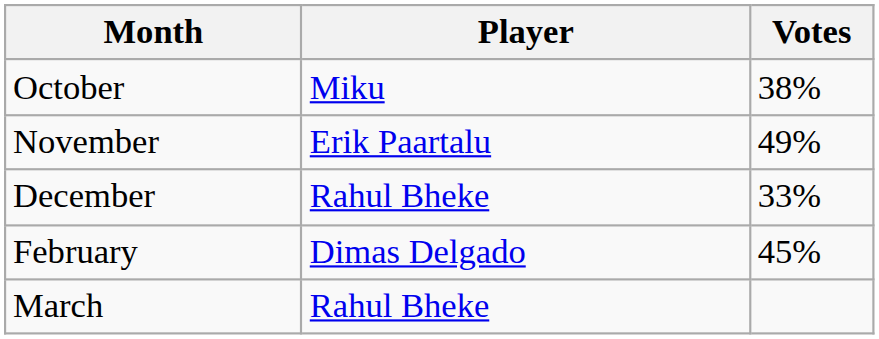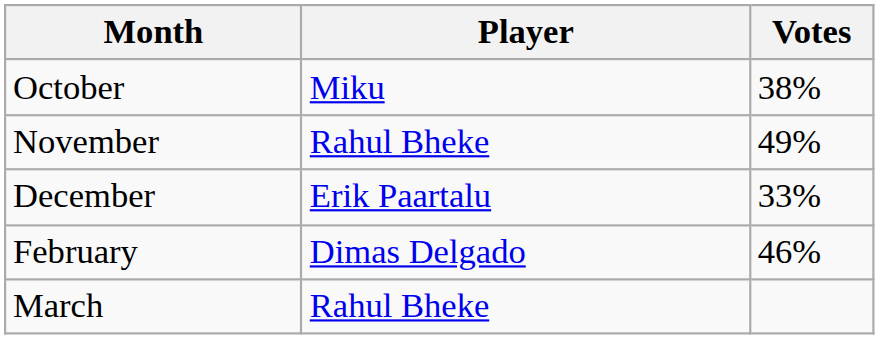(400, 141) Erik Paartalu -> (400, 141) Rahul Bheke
(400, 196) Rahul Bheke -> (400, 196) Erik Paartalu
(789, 251) 45% -> (789, 251) 46%
